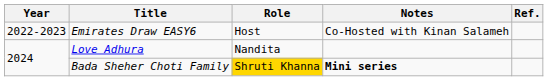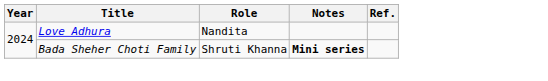- row: (134, 31)
(277, 67) gold background -> (244, 49) no background
